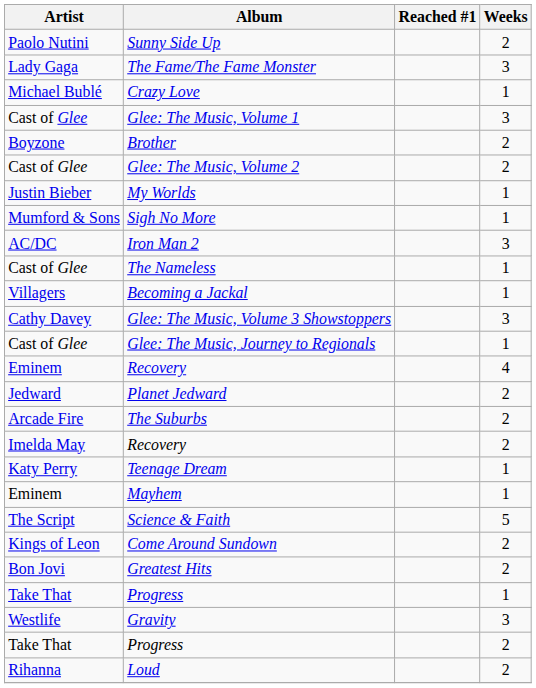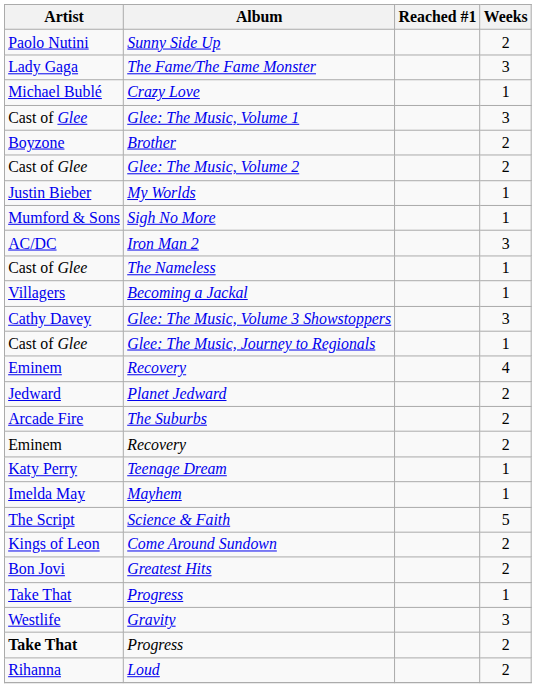(47, 444) Imelda May -> (35, 444) Eminem
(35, 494) Eminem -> (47, 494) Imelda May
(40, 645) normal -> (43, 645) bold
